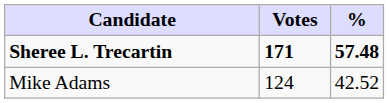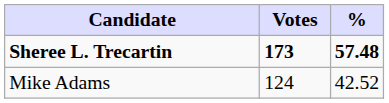(279, 51) 171 -> (279, 51) 173
